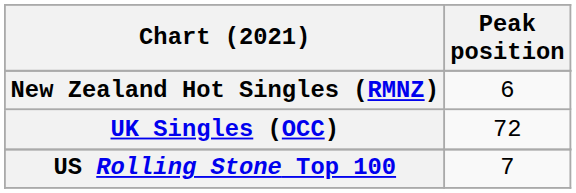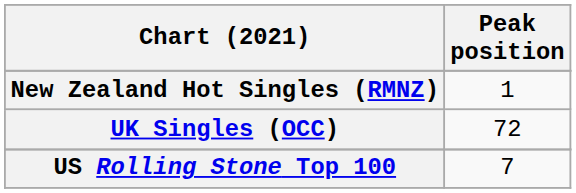(507, 91) 6 -> (507, 91) 1
